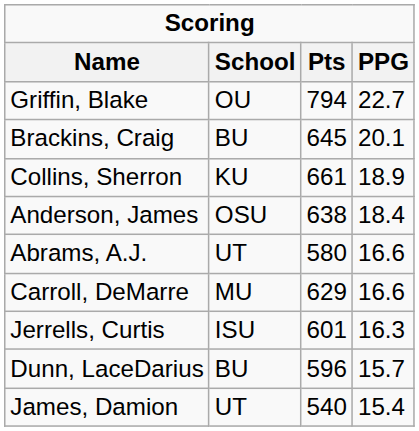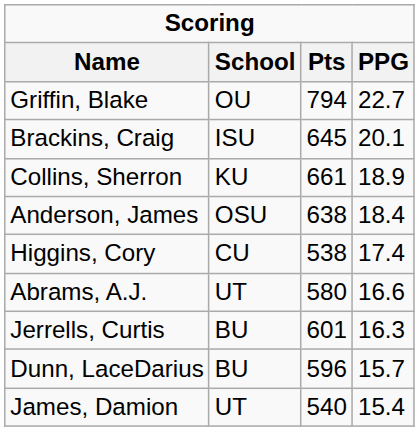(232, 138) BU -> (235, 138) ISU
+ row: (83, 253)
- row: (100, 291)
(235, 330) ISU -> (232, 330) BU
